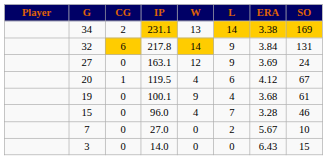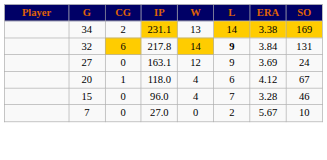(232, 46) normal -> (232, 46) bold
(159, 79) 119.5 -> (159, 79) 118.0
- row: (87, 96)
- row: (87, 146)
